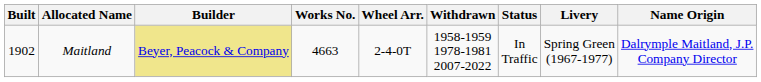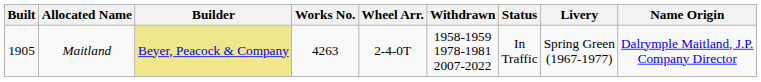(21, 51) 1902 -> (21, 51) 1905
(325, 51) 4663 -> (325, 51) 4263
